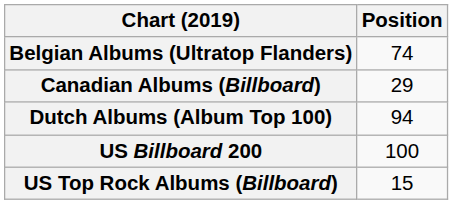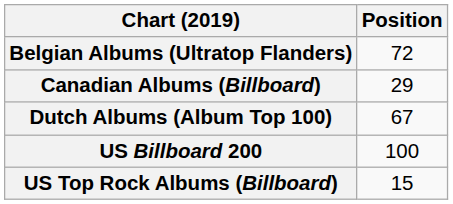(402, 53) 74 -> (402, 53) 72
(402, 118) 94 -> (402, 118) 67
